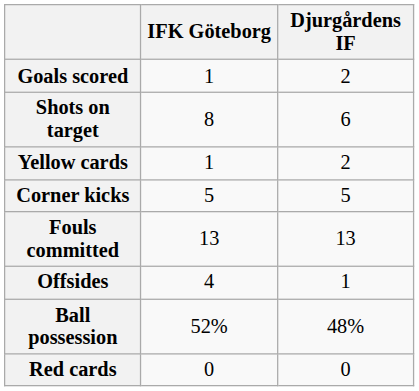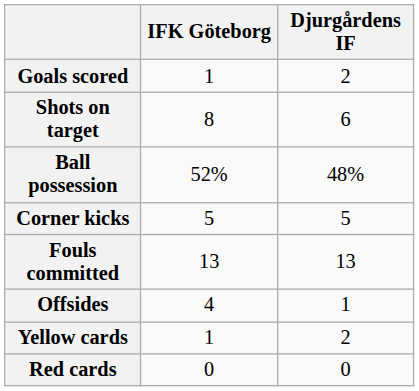rows swapped: (73, 326) <-> (73, 163)
